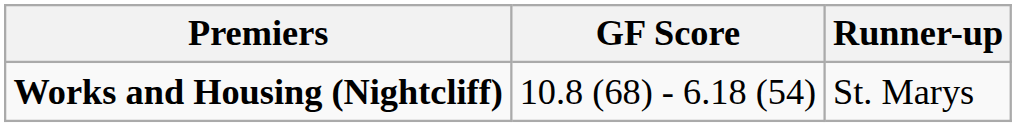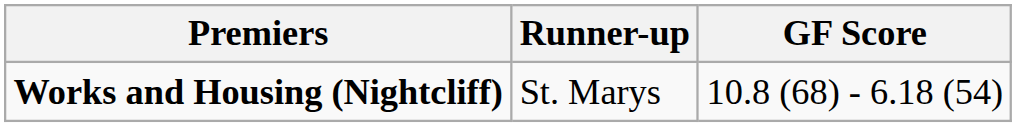columns swapped: (668, 33) <-> (918, 33)
